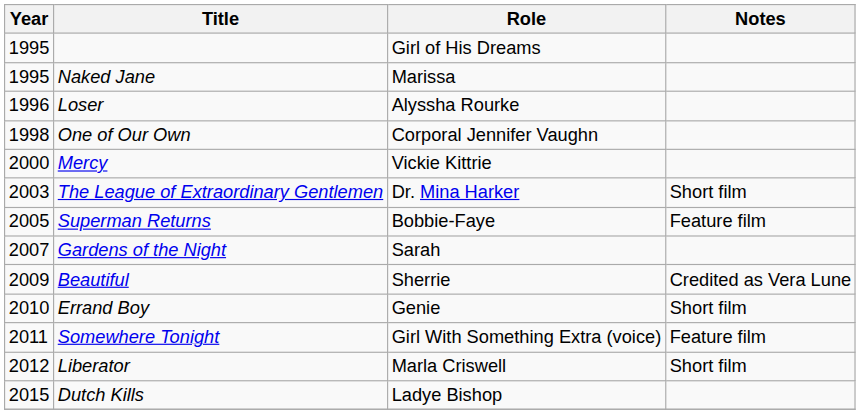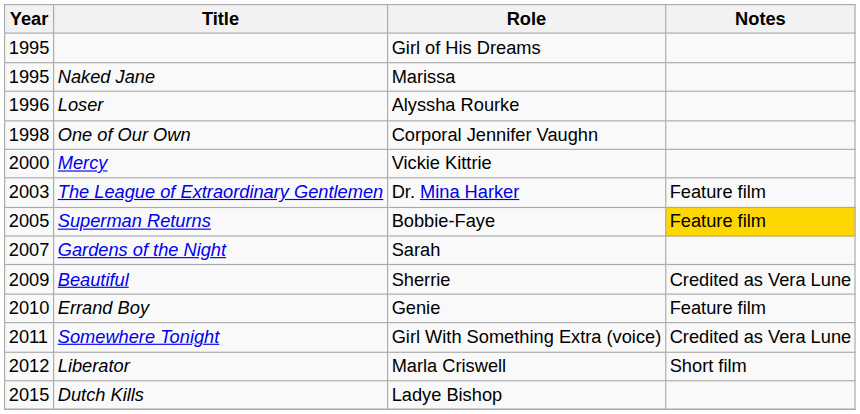(708, 192) Short film -> (718, 192) Feature film
(718, 221) no background -> (718, 221) gold background
(708, 308) Short film -> (718, 308) Feature film
(718, 337) Feature film -> (760, 337) Credited as Vera Lune
